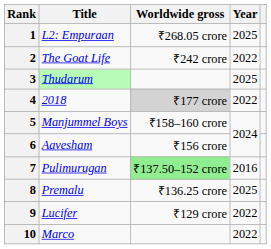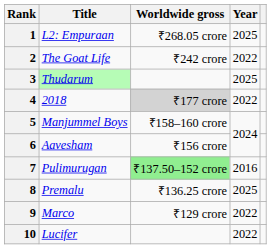(59, 213) Lucifer -> (58, 213) Marco
(58, 234) Marco -> (59, 234) Lucifer
